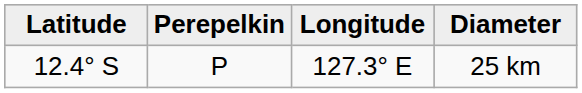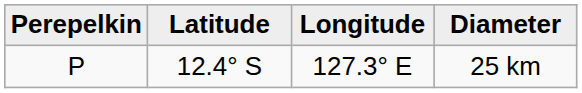columns swapped: (219, 25) <-> (76, 25)
